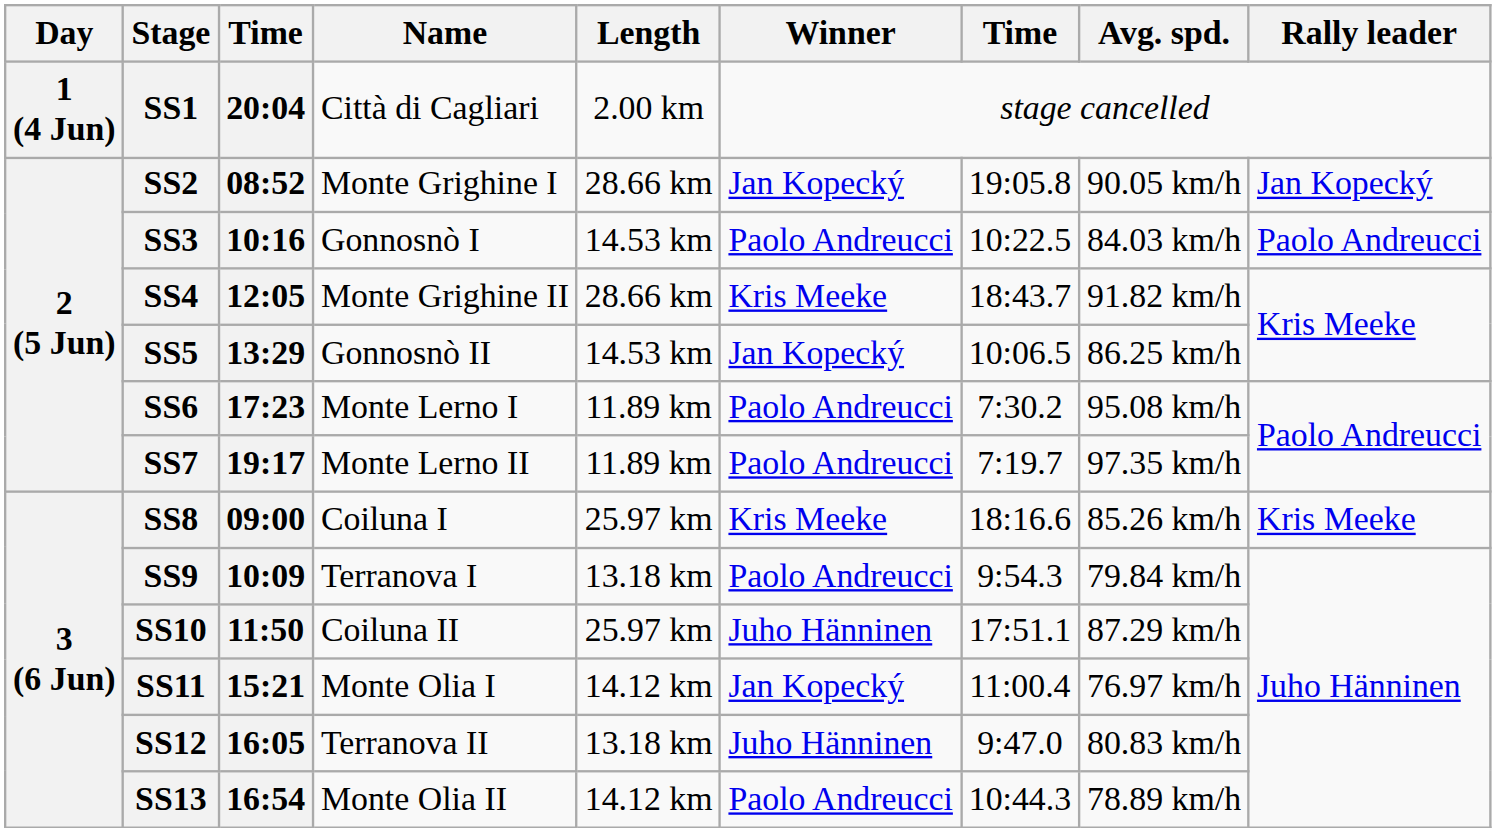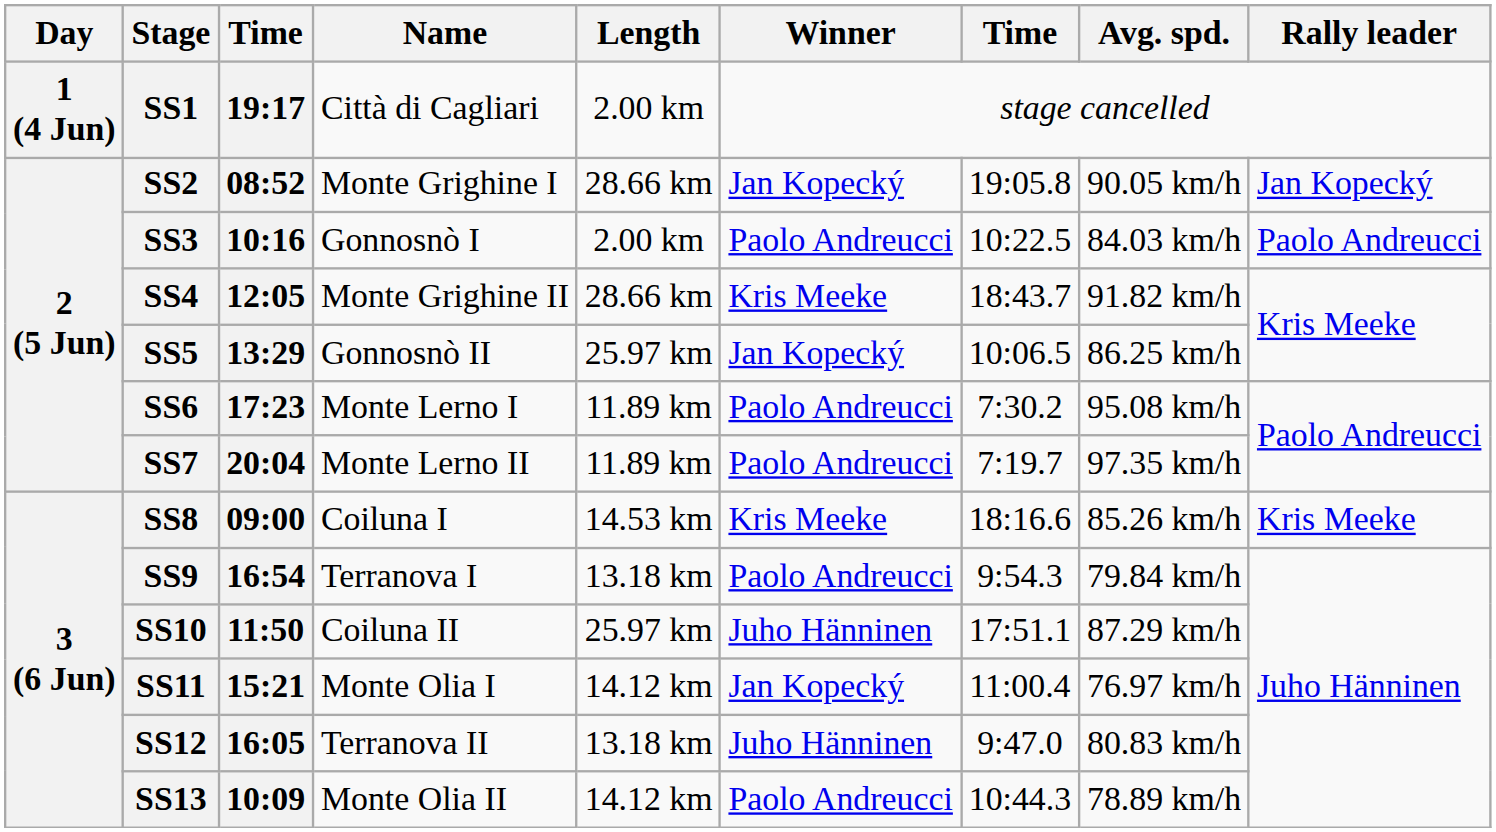(266, 108) 20:04 -> (266, 108) 19:17
(649, 240) 14.53 km -> (649, 240) 2.00 km
(649, 351) 14.53 km -> (649, 351) 25.97 km
(266, 463) 19:17 -> (266, 463) 20:04
(649, 519) 25.97 km -> (649, 519) 14.53 km
(266, 575) 10:09 -> (266, 575) 16:54
(266, 798) 16:54 -> (266, 798) 10:09
